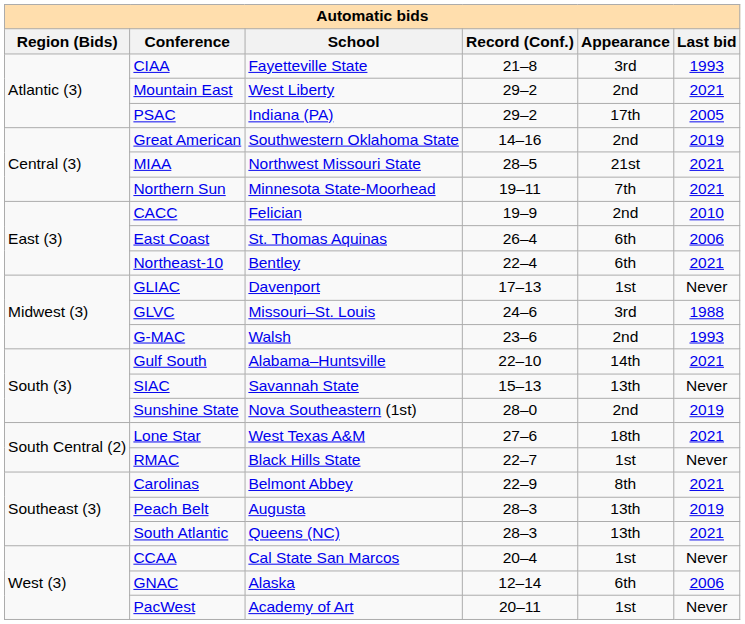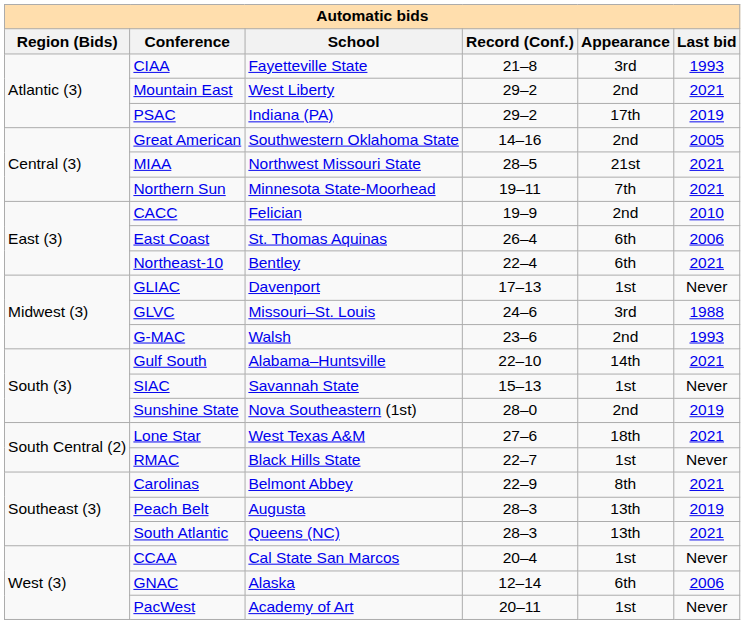(707, 115) 2005 -> (707, 115) 2019
(707, 139) 2019 -> (707, 139) 2005
(625, 386) 13th -> (625, 386) 1st
